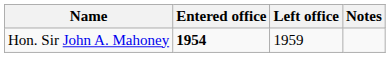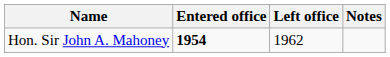(288, 40) 1959 -> (288, 40) 1962
